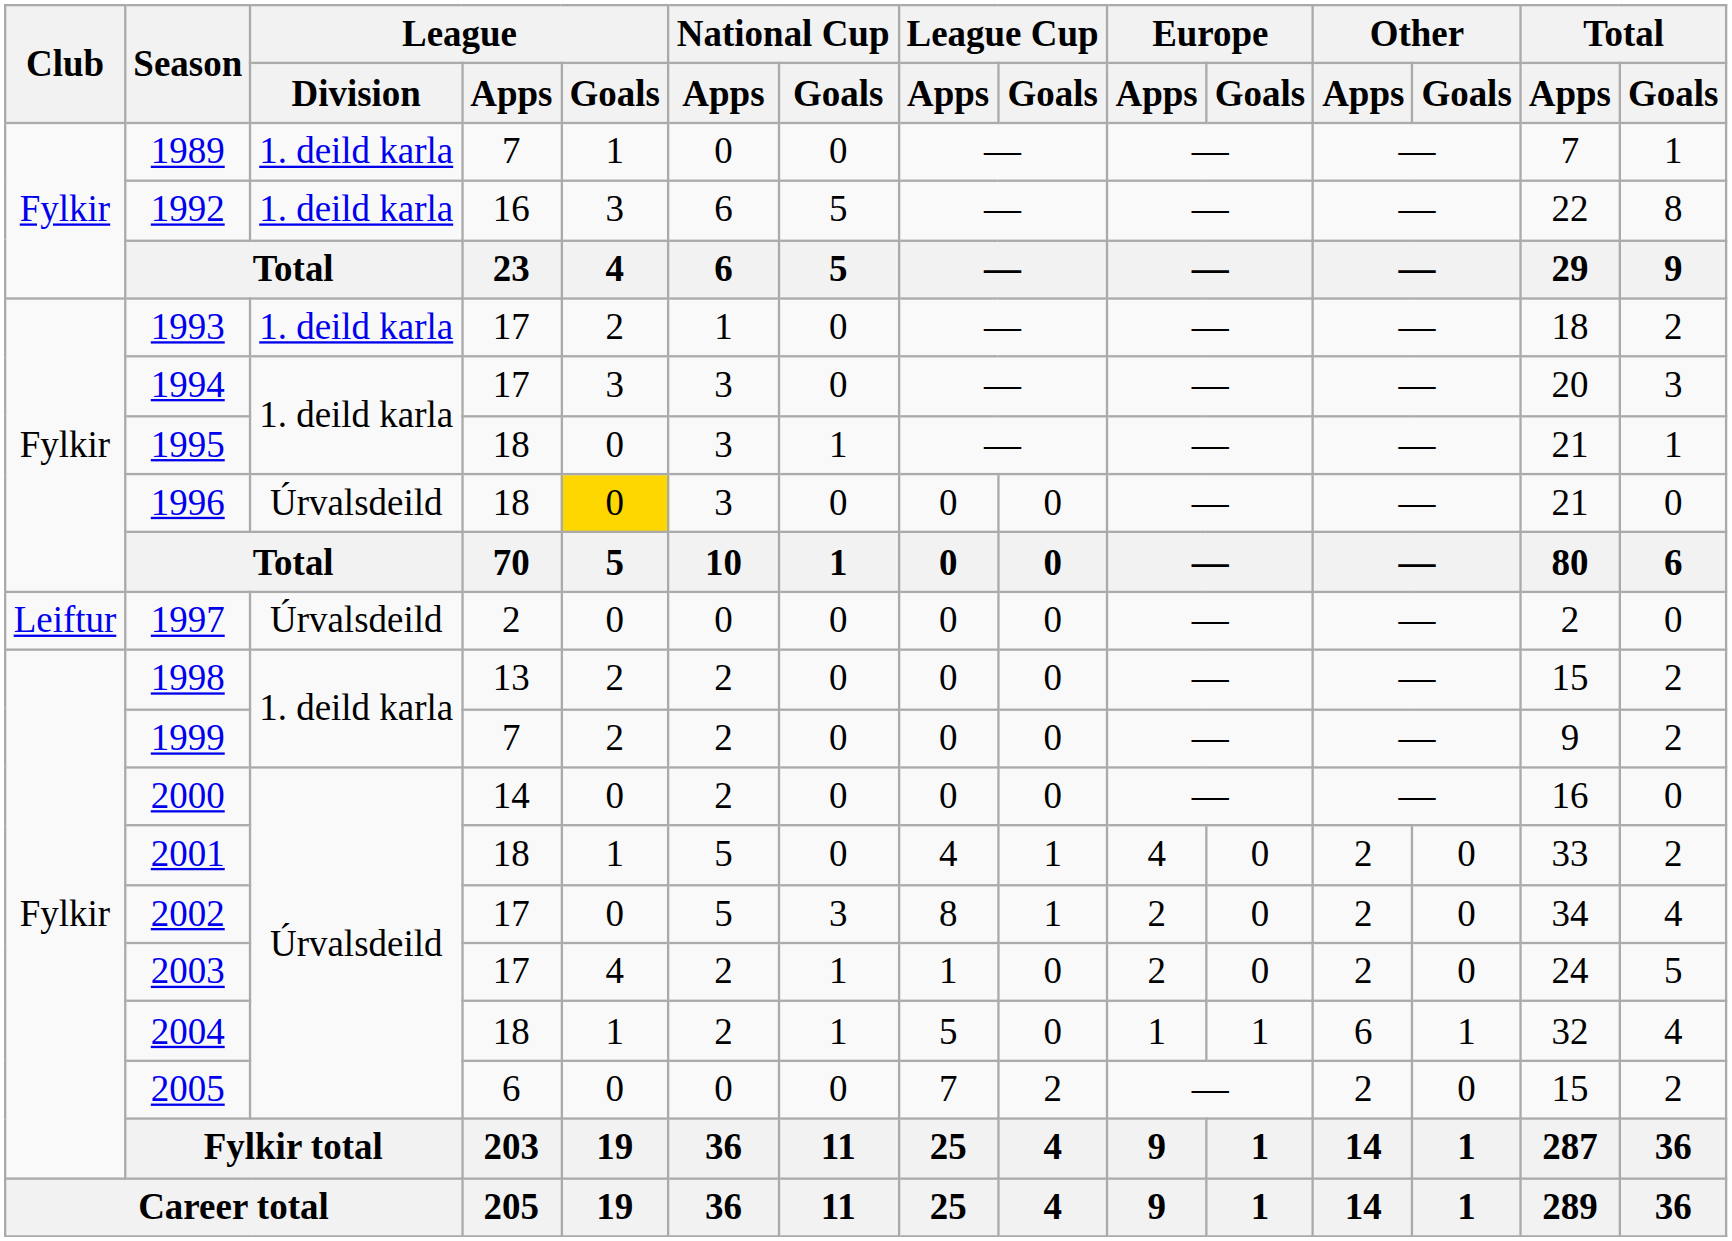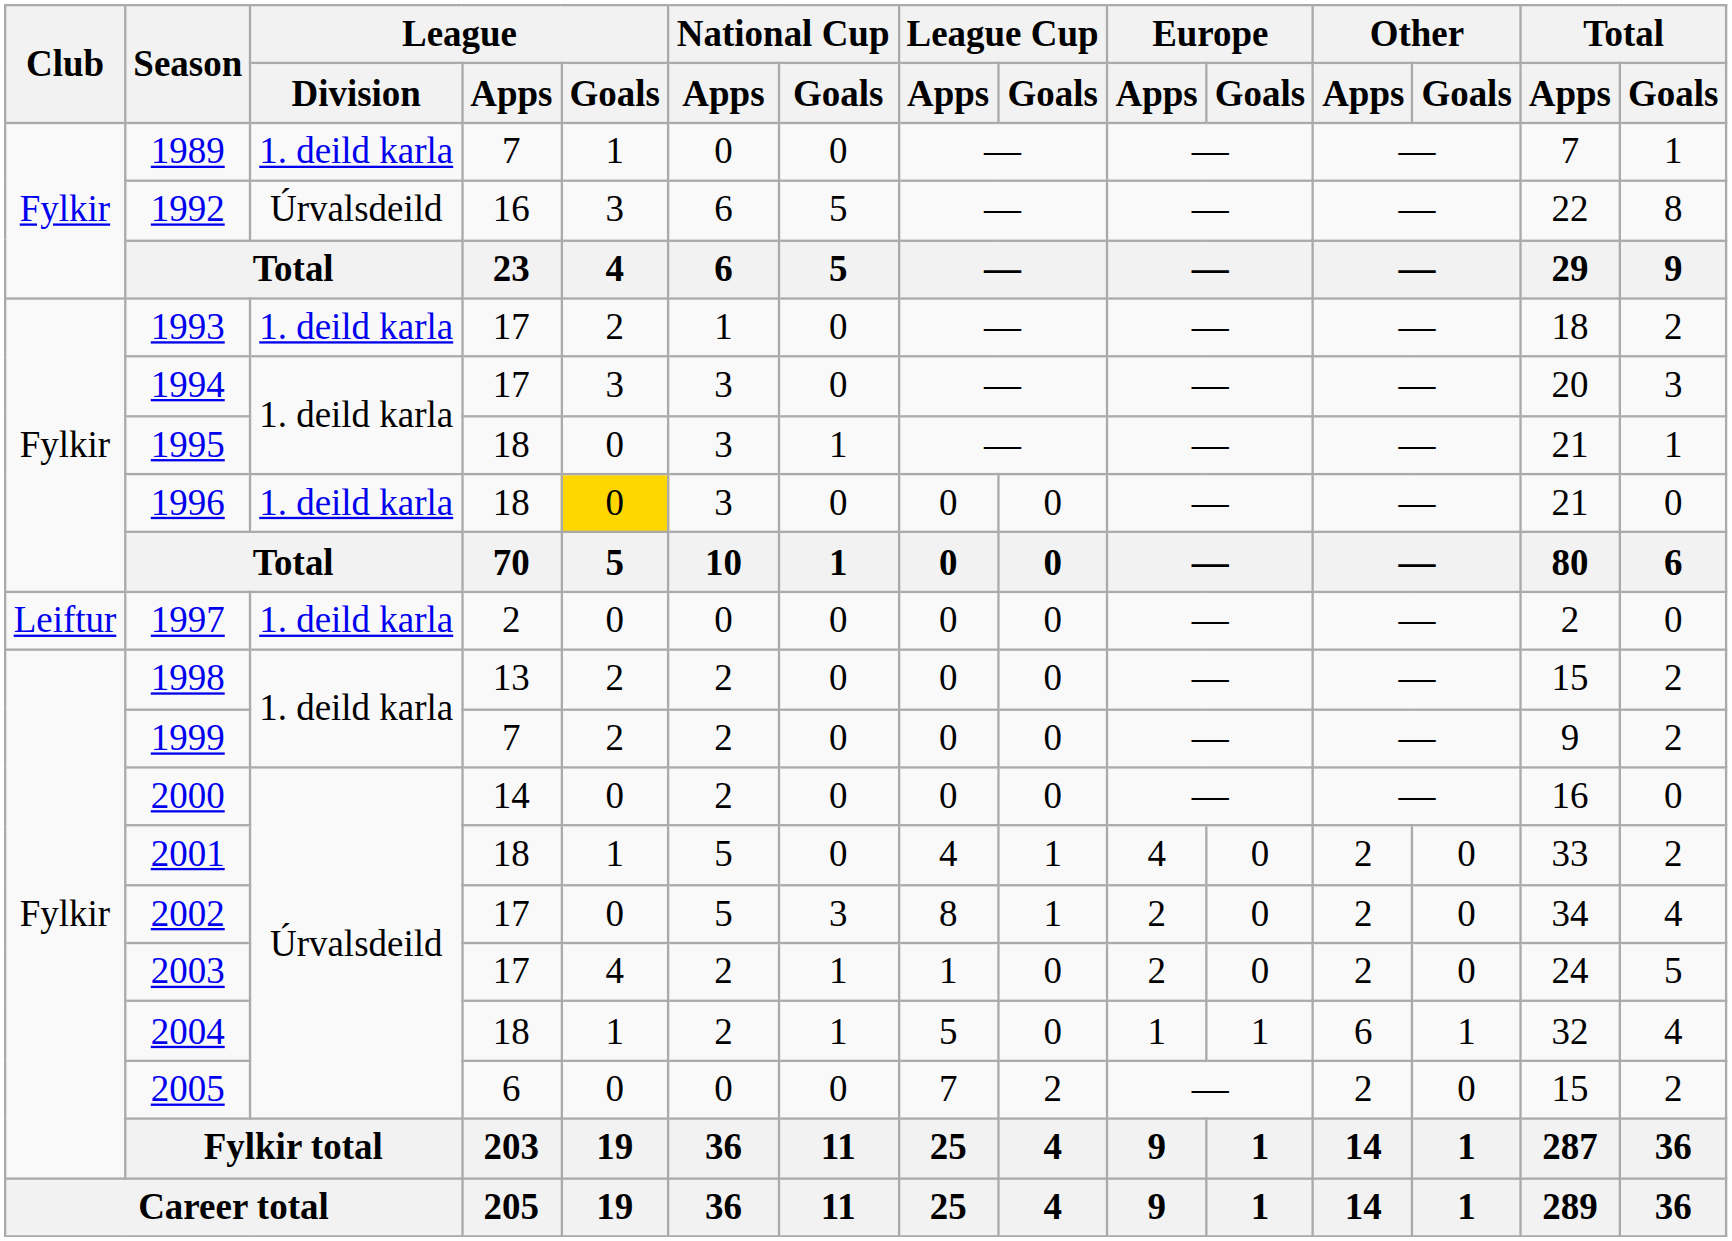(356, 209) 1. deild karla -> (356, 209) Úrvalsdeild
(356, 502) Úrvalsdeild -> (356, 502) 1. deild karla
(356, 619) Úrvalsdeild -> (356, 619) 1. deild karla
